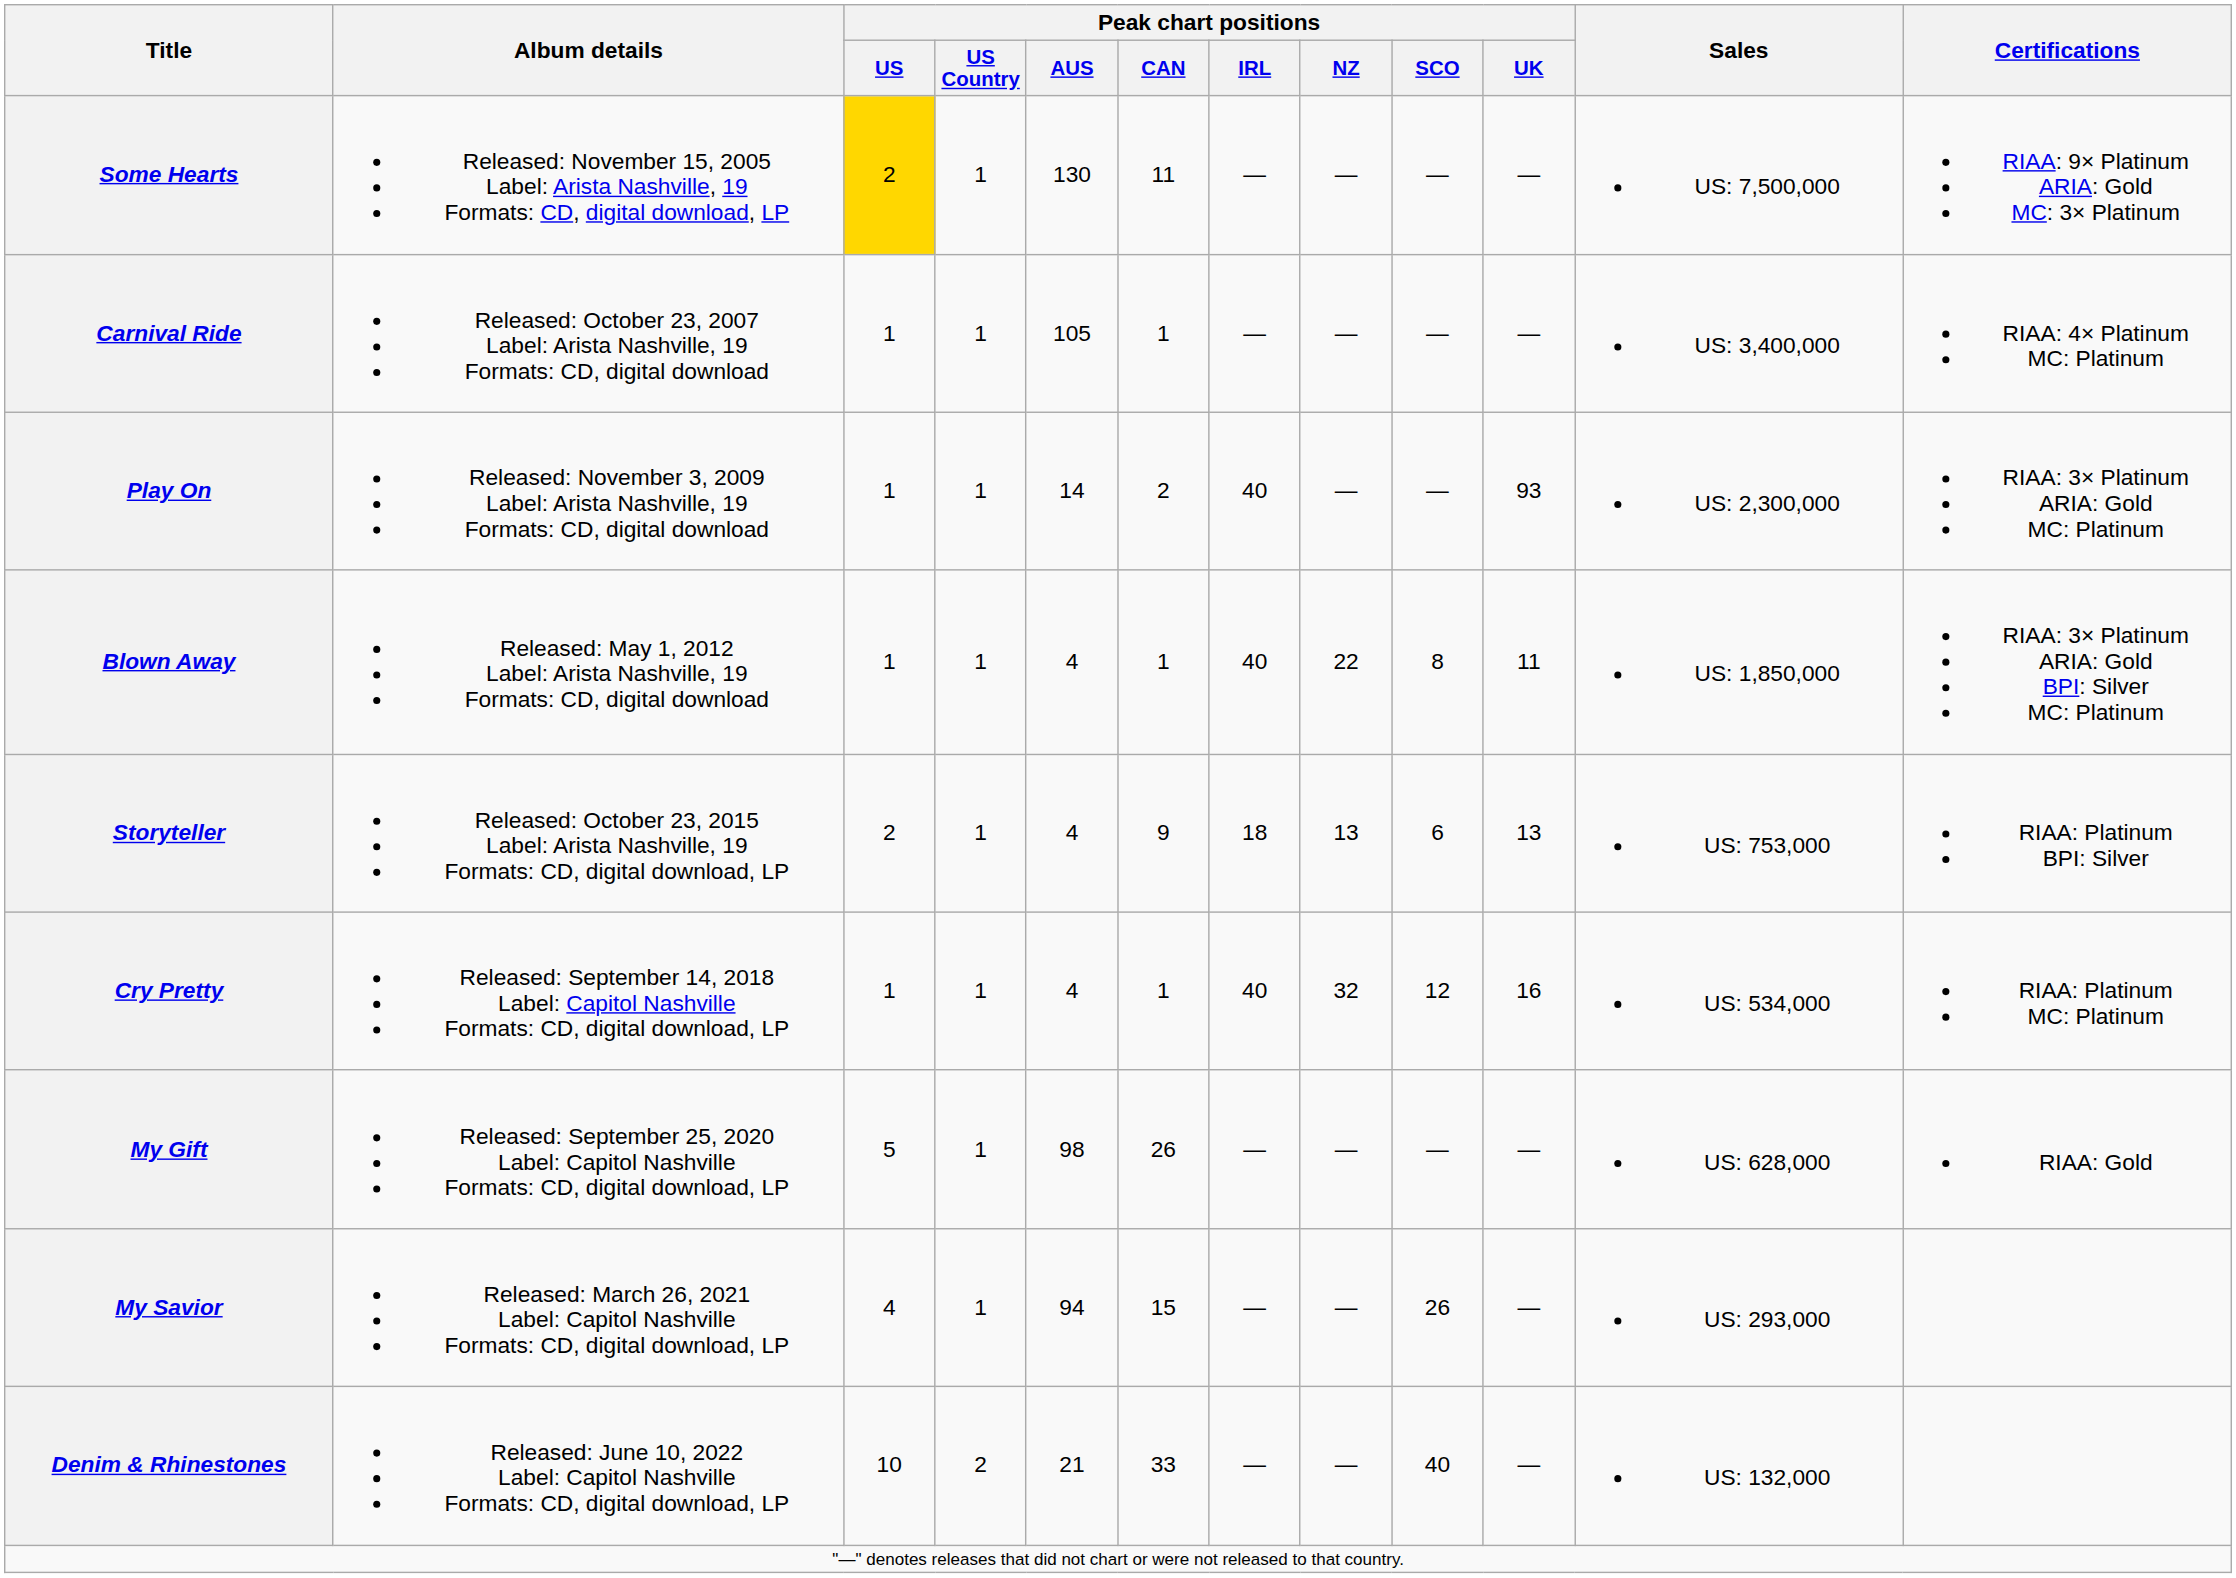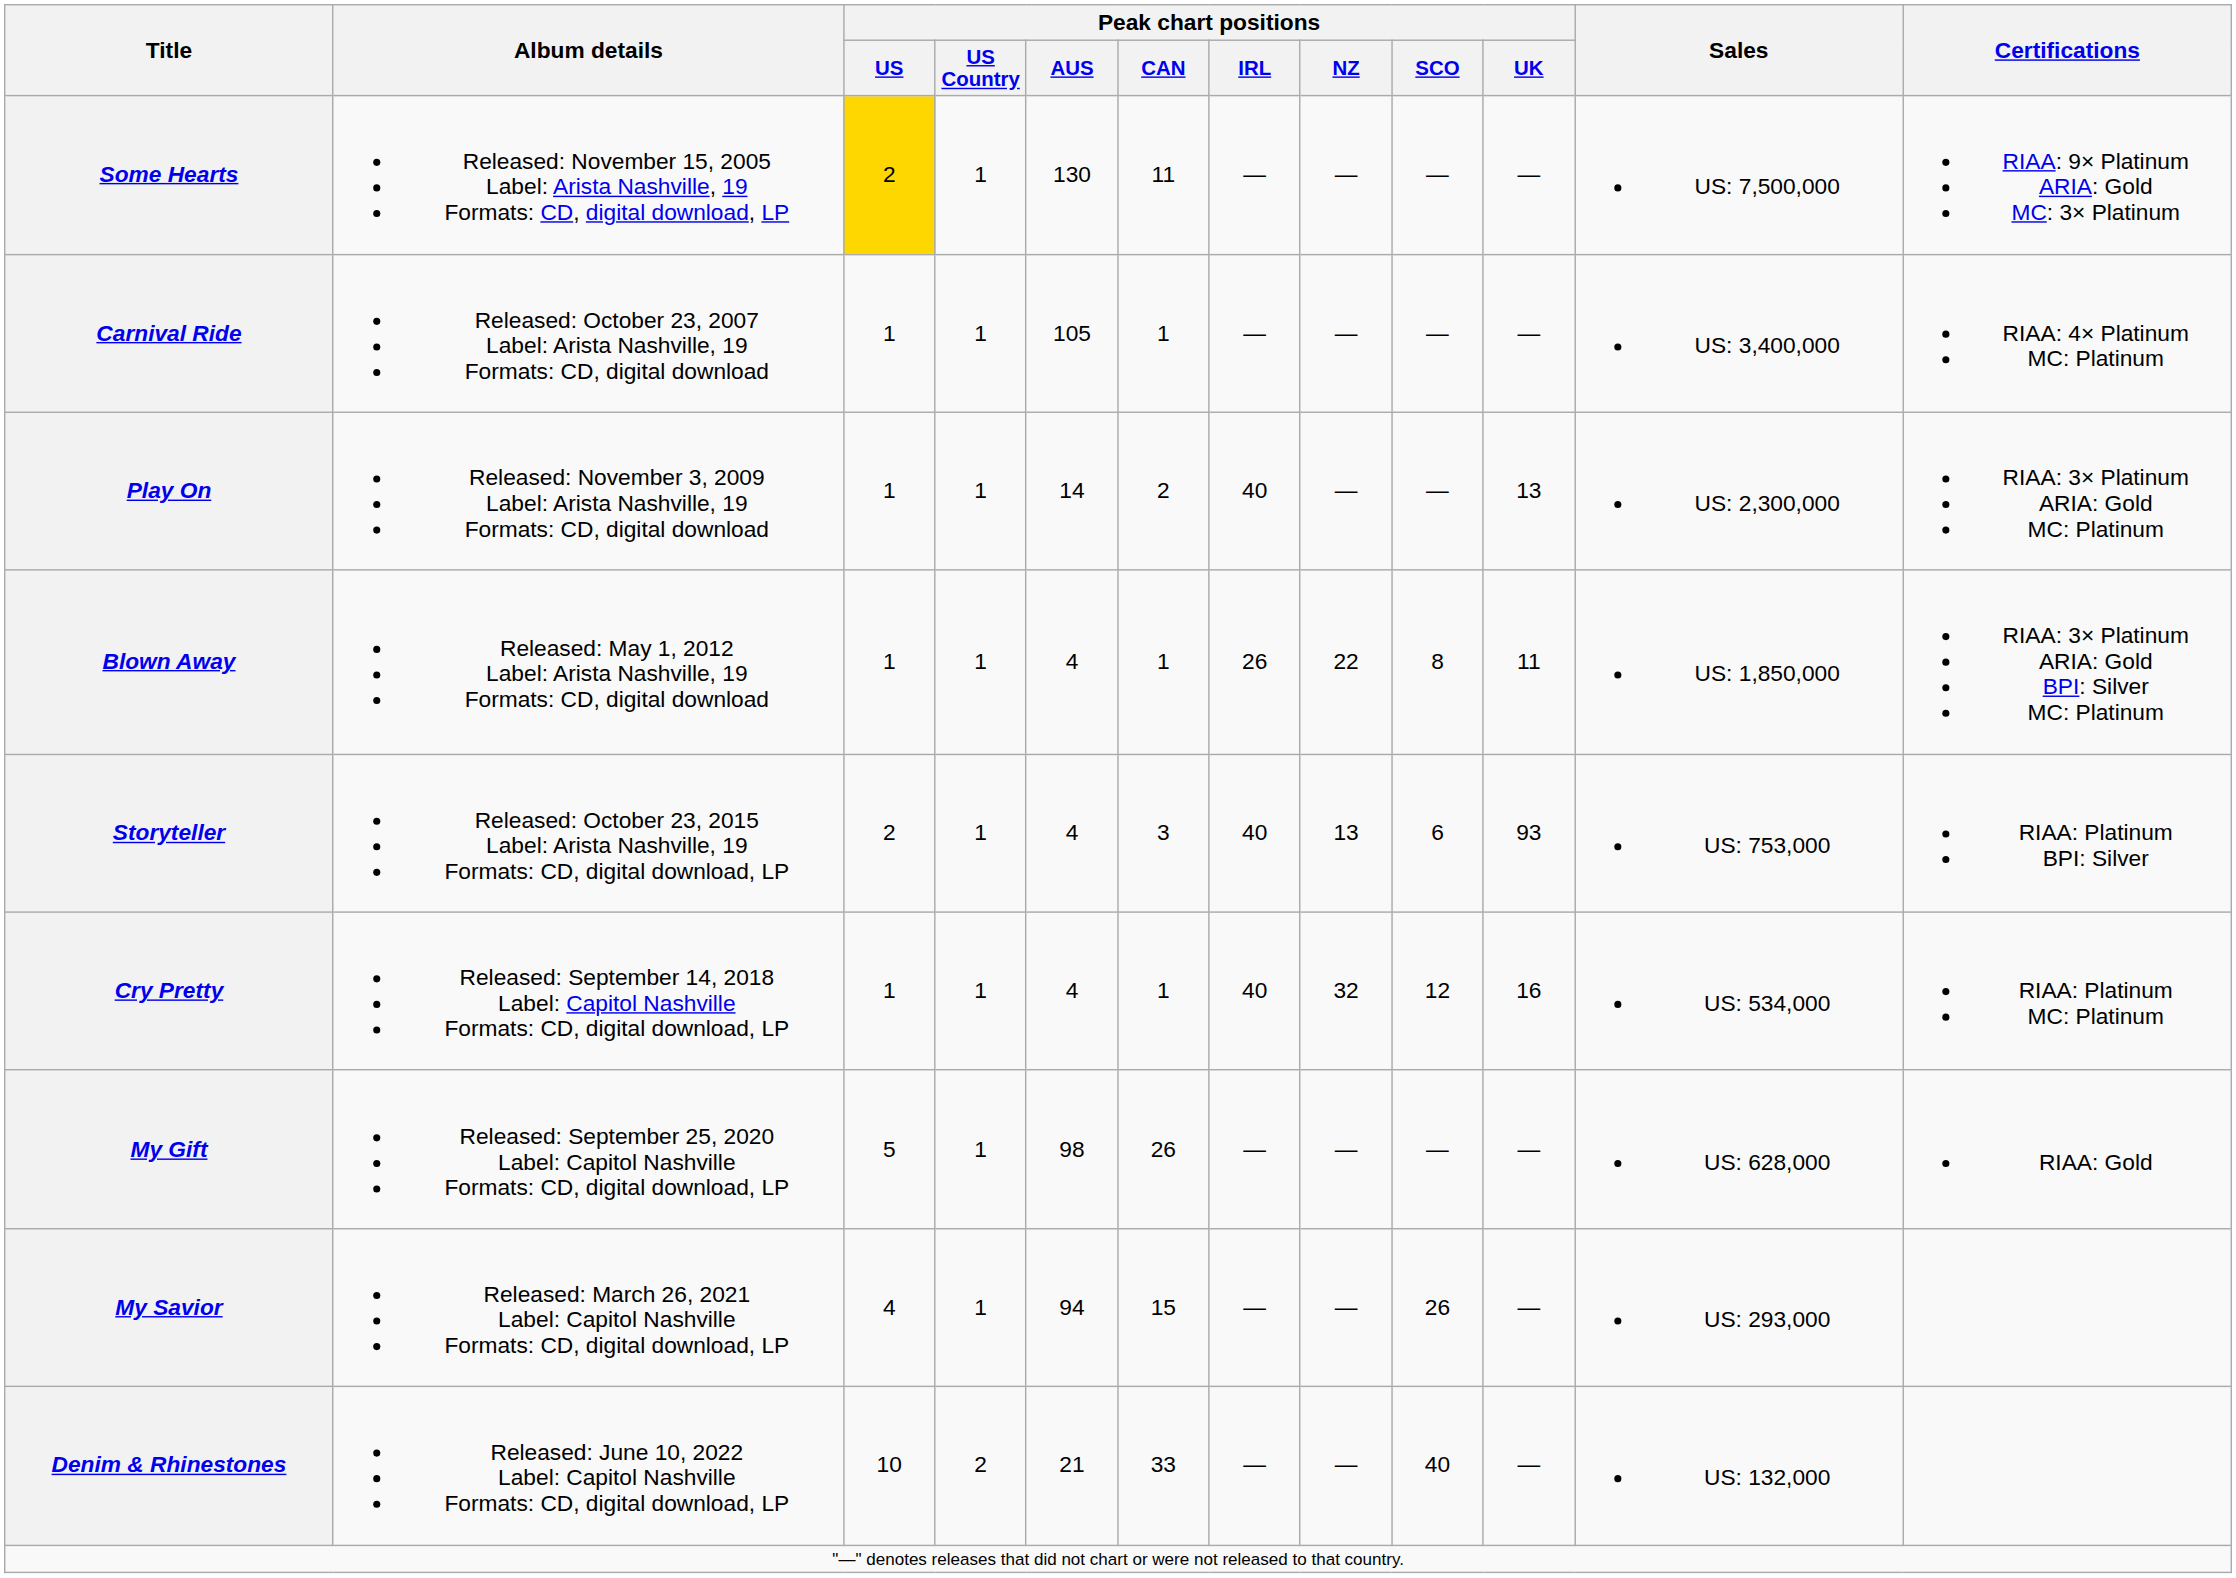(1529, 490) 93 -> (1529, 490) 13
(1255, 661) 40 -> (1255, 661) 26
(1163, 832) 9 -> (1163, 832) 3
(1255, 832) 18 -> (1255, 832) 40
(1529, 832) 13 -> (1529, 832) 93
